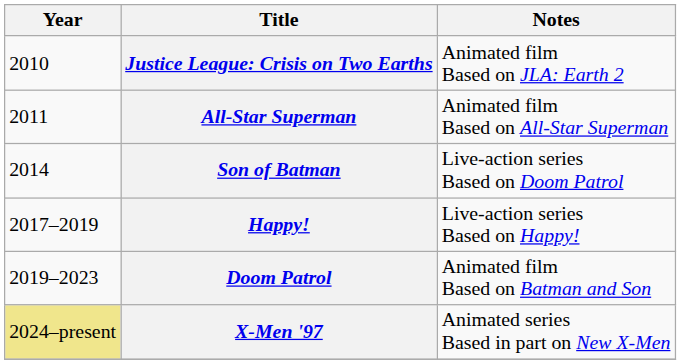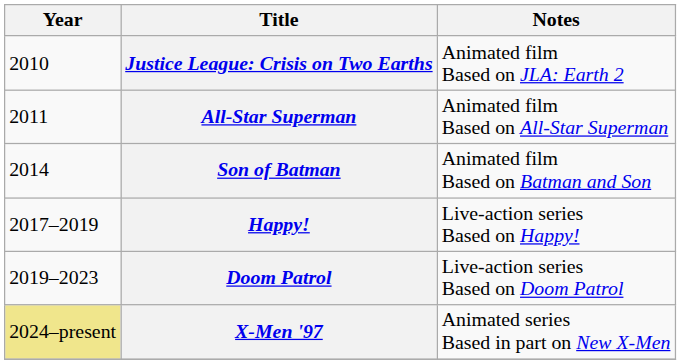(533, 170) Live-action series Based on Doom Patrol -> (546, 170) Animated film Based on Batman and Son
(546, 277) Animated film Based on Batman and Son -> (533, 277) Live-action series Based on Doom Patrol
